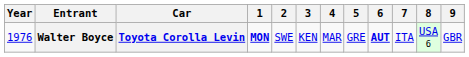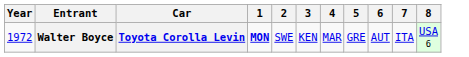- column: (453, 13)
(20, 37) 1976 -> (20, 37) 1972
(380, 37) bold -> (380, 37) normal
